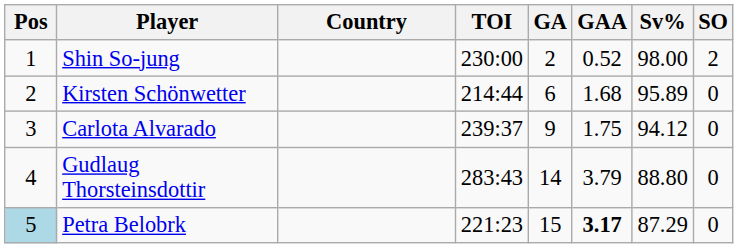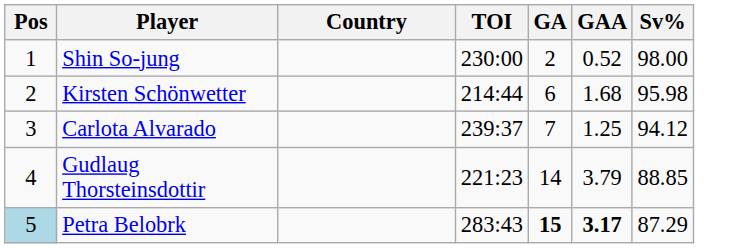- column: (713, 22)
(663, 93) 95.89 -> (663, 93) 95.98
(550, 128) 9 -> (550, 128) 7
(602, 128) 1.75 -> (602, 128) 1.25
(492, 176) 283:43 -> (492, 176) 221:23
(663, 176) 88.80 -> (663, 176) 88.85
(492, 225) 221:23 -> (492, 225) 283:43
(550, 225) normal -> (550, 225) bold
